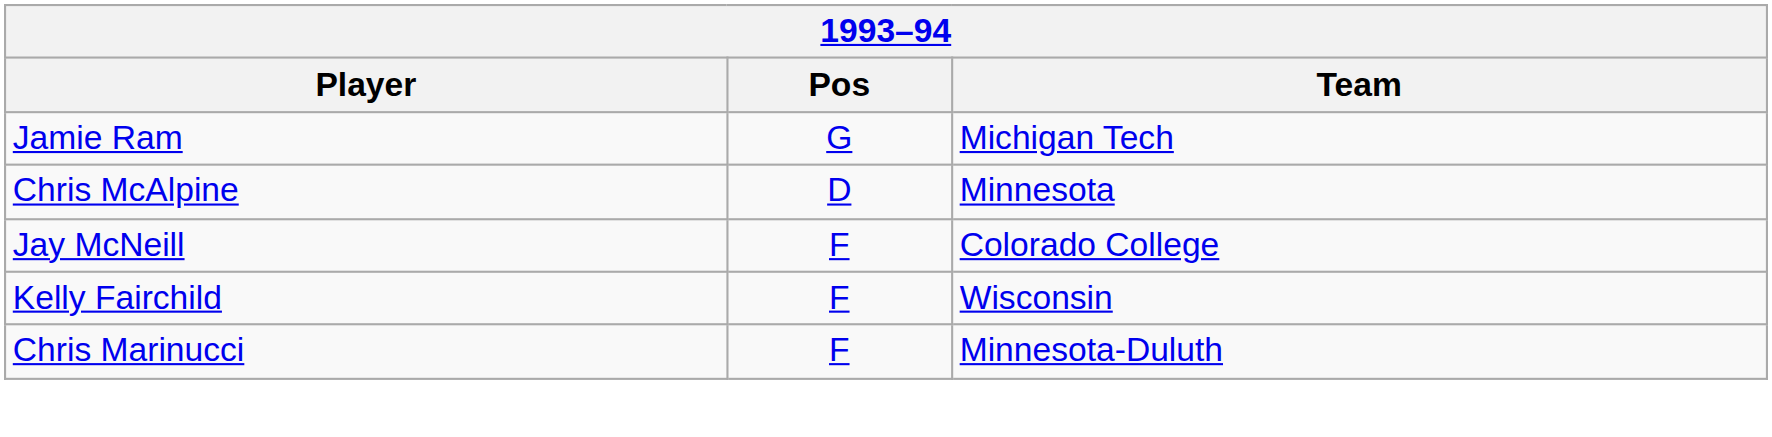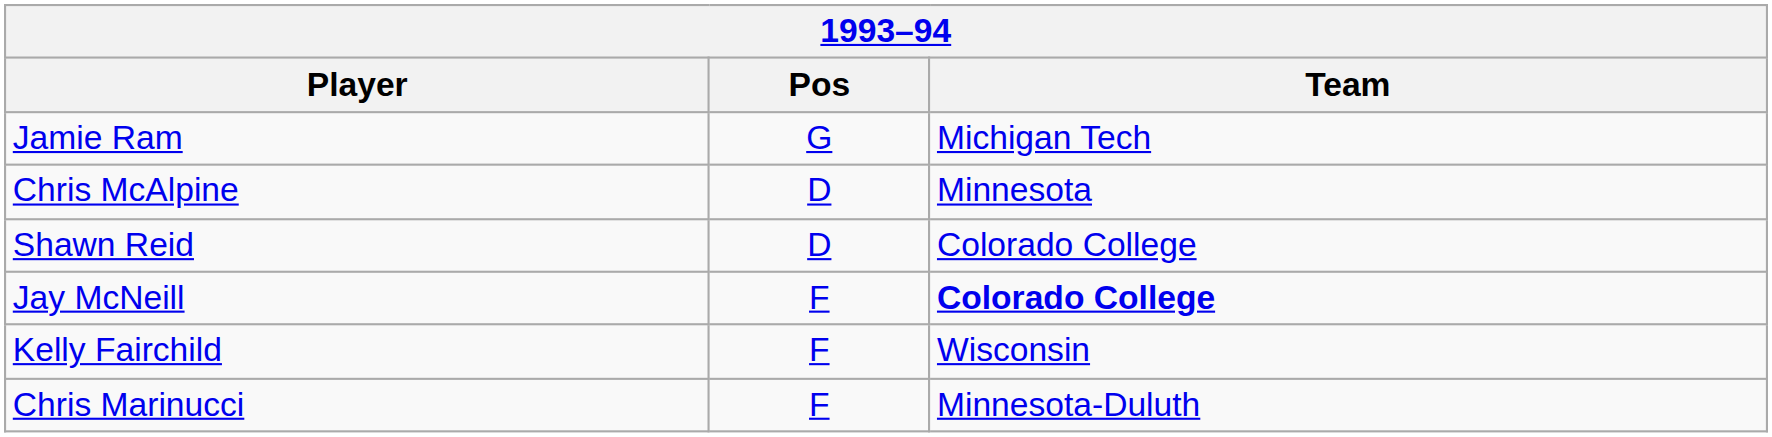+ row: (103, 244)
(1089, 244) normal -> (1076, 297) bold
